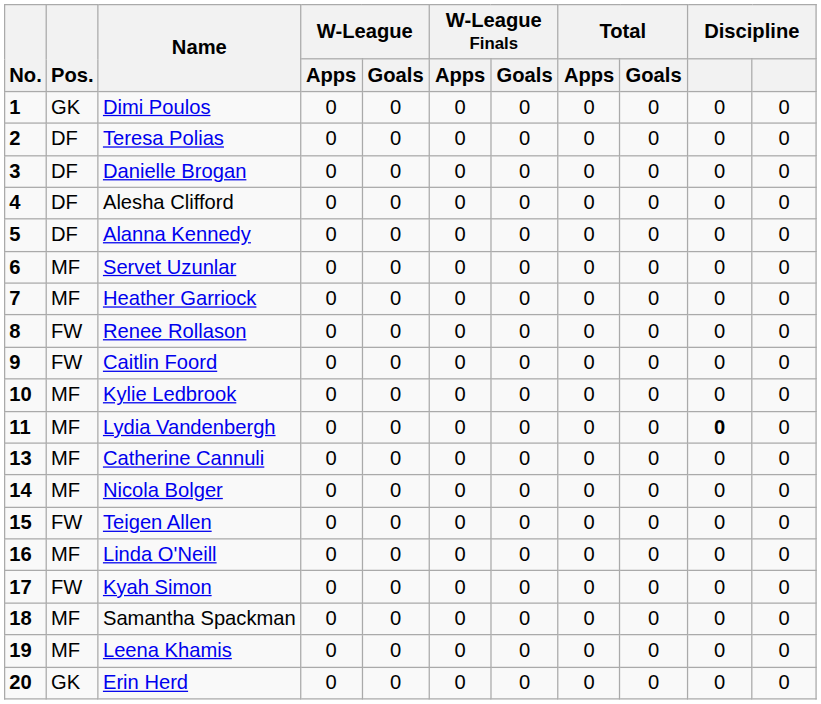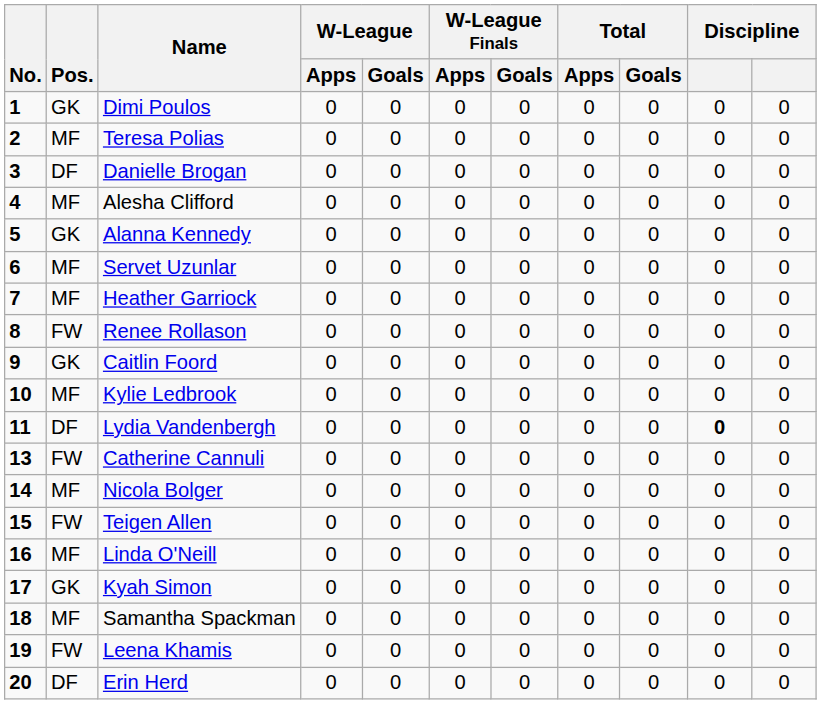(64, 139) DF -> (66, 139) MF
(64, 203) DF -> (66, 203) MF
(64, 235) DF -> (66, 235) GK
(67, 362) FW -> (66, 362) GK
(66, 426) MF -> (64, 426) DF
(66, 458) MF -> (67, 458) FW
(67, 586) FW -> (66, 586) GK
(66, 650) MF -> (67, 650) FW
(66, 682) GK -> (64, 682) DF
